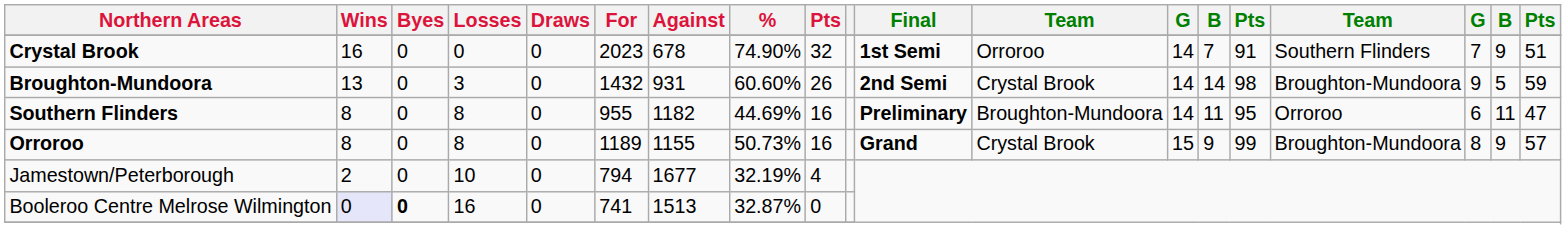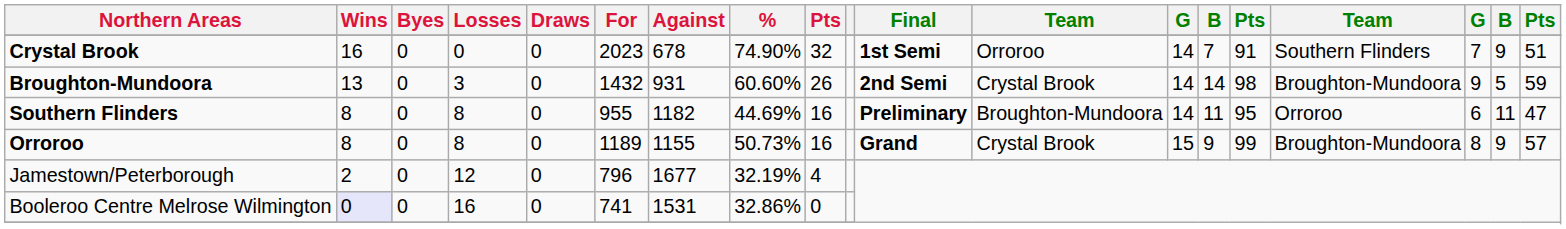(465, 175) 10 -> (465, 175) 12
(616, 175) 794 -> (616, 175) 796
(403, 206) bold -> (403, 206) normal
(674, 206) 1513 -> (674, 206) 1531
(768, 206) 32.87% -> (768, 206) 32.86%
